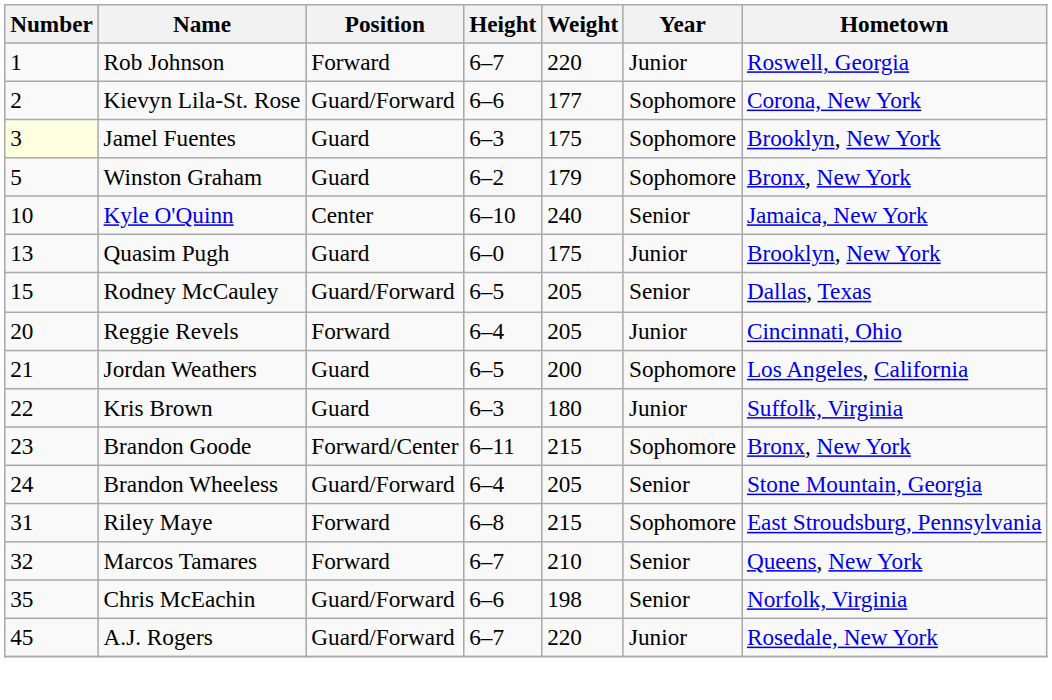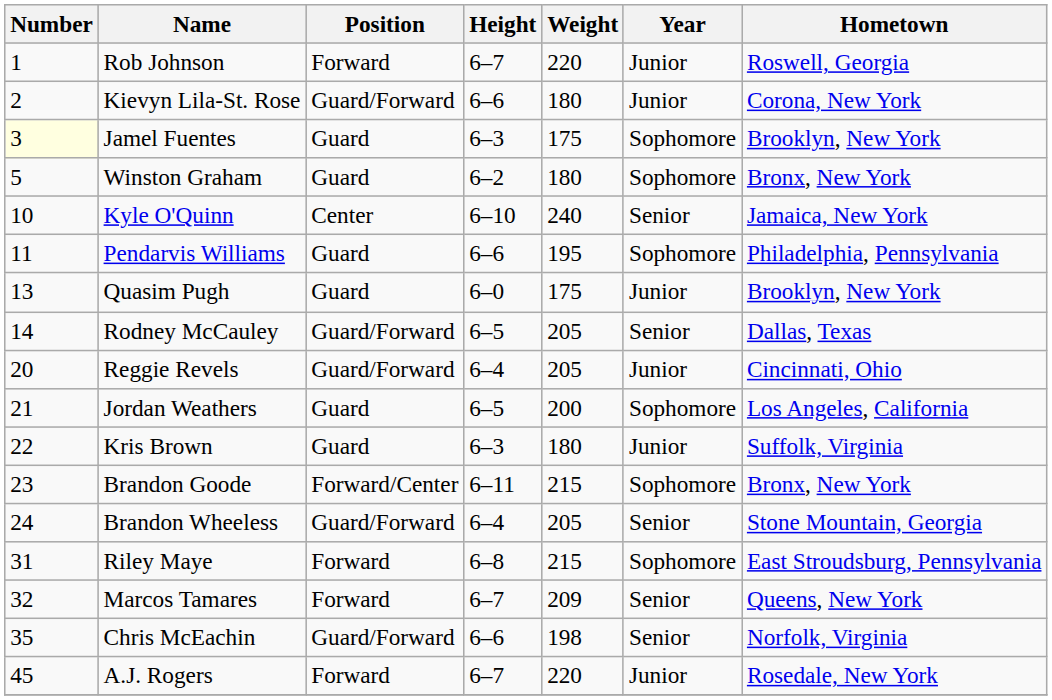(565, 100) 177 -> (565, 100) 180
(683, 100) Sophomore -> (658, 100) Junior
(565, 177) 179 -> (565, 177) 180
+ row: (194, 253)
(22, 292) 15 -> (22, 330) 14
(351, 330) Forward -> (383, 368) Guard/Forward
(565, 560) 210 -> (565, 599) 209
(383, 637) Guard/Forward -> (351, 675) Forward
